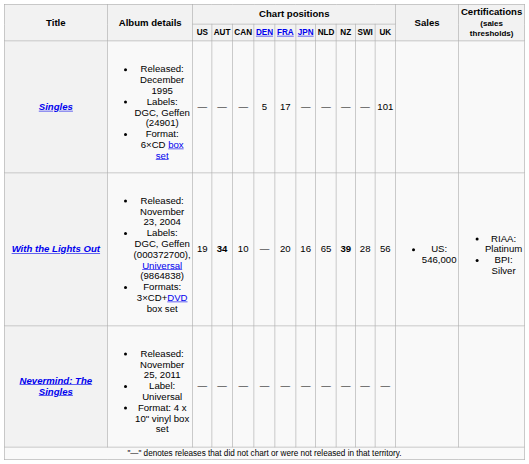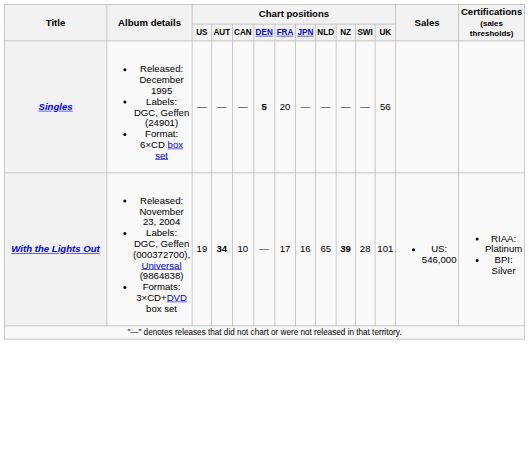(265, 107) normal -> (264, 107) bold
(285, 107) 17 -> (285, 107) 20
(385, 107) 101 -> (385, 107) 56
(285, 249) 20 -> (285, 249) 17
(385, 249) 56 -> (385, 249) 101
- row: (56, 386)
